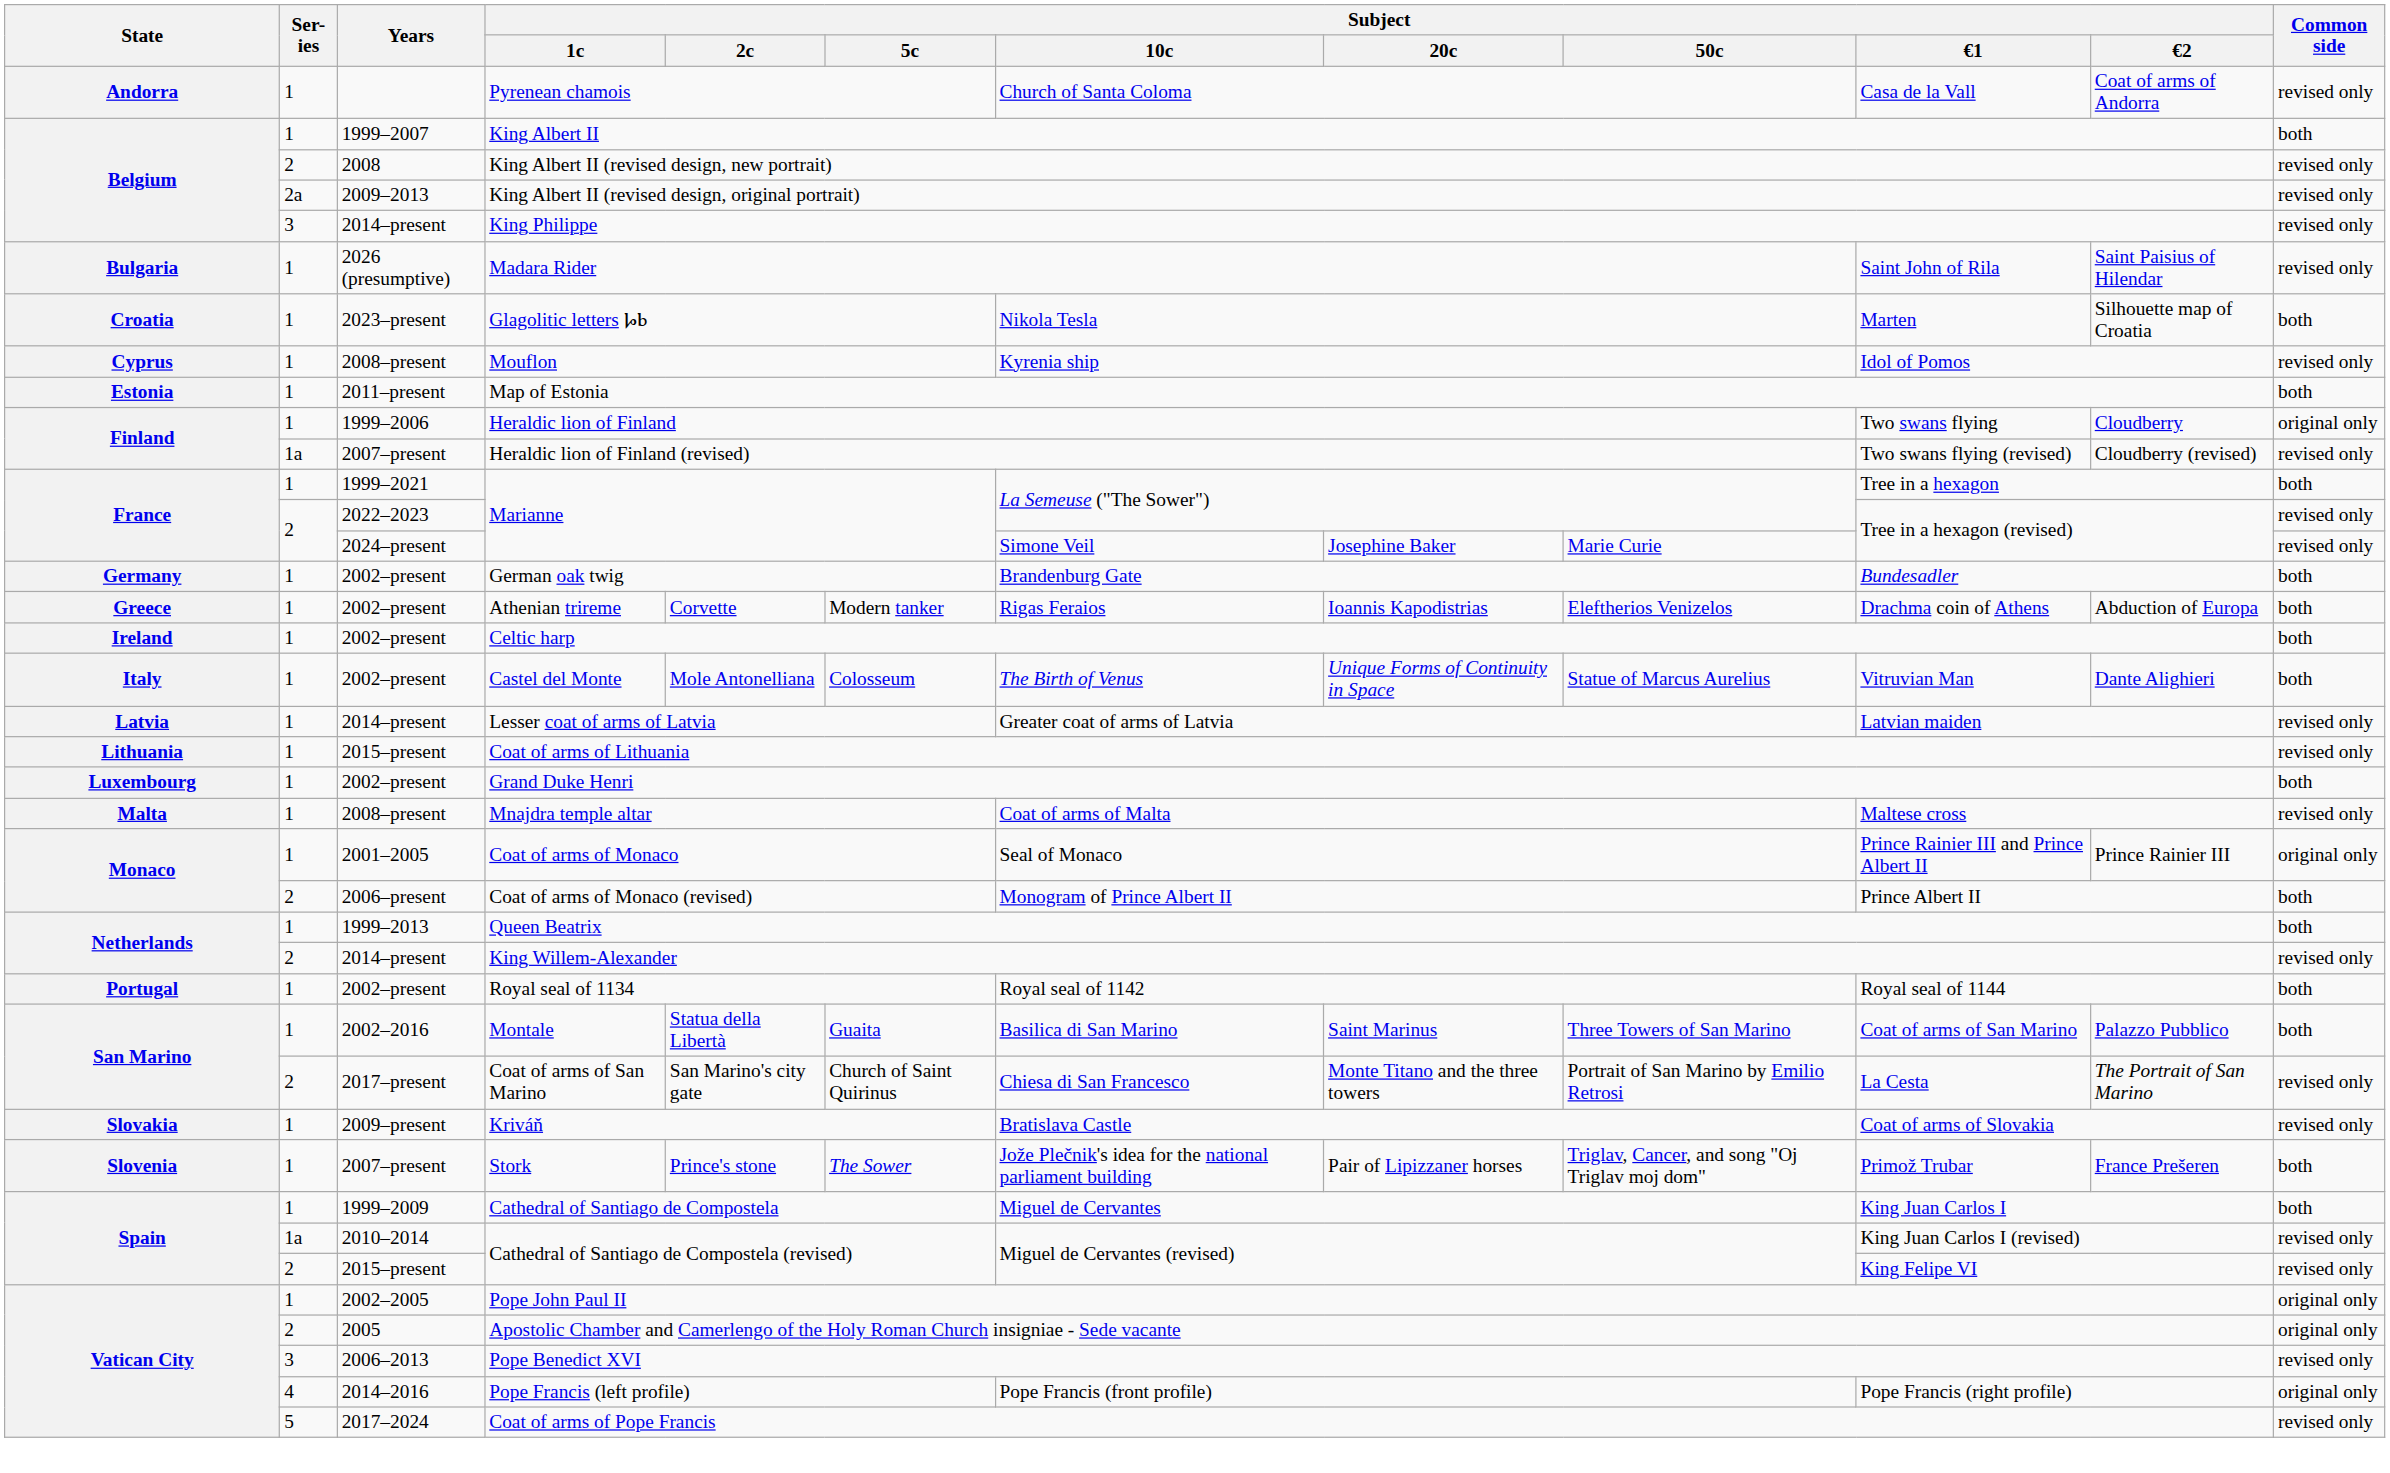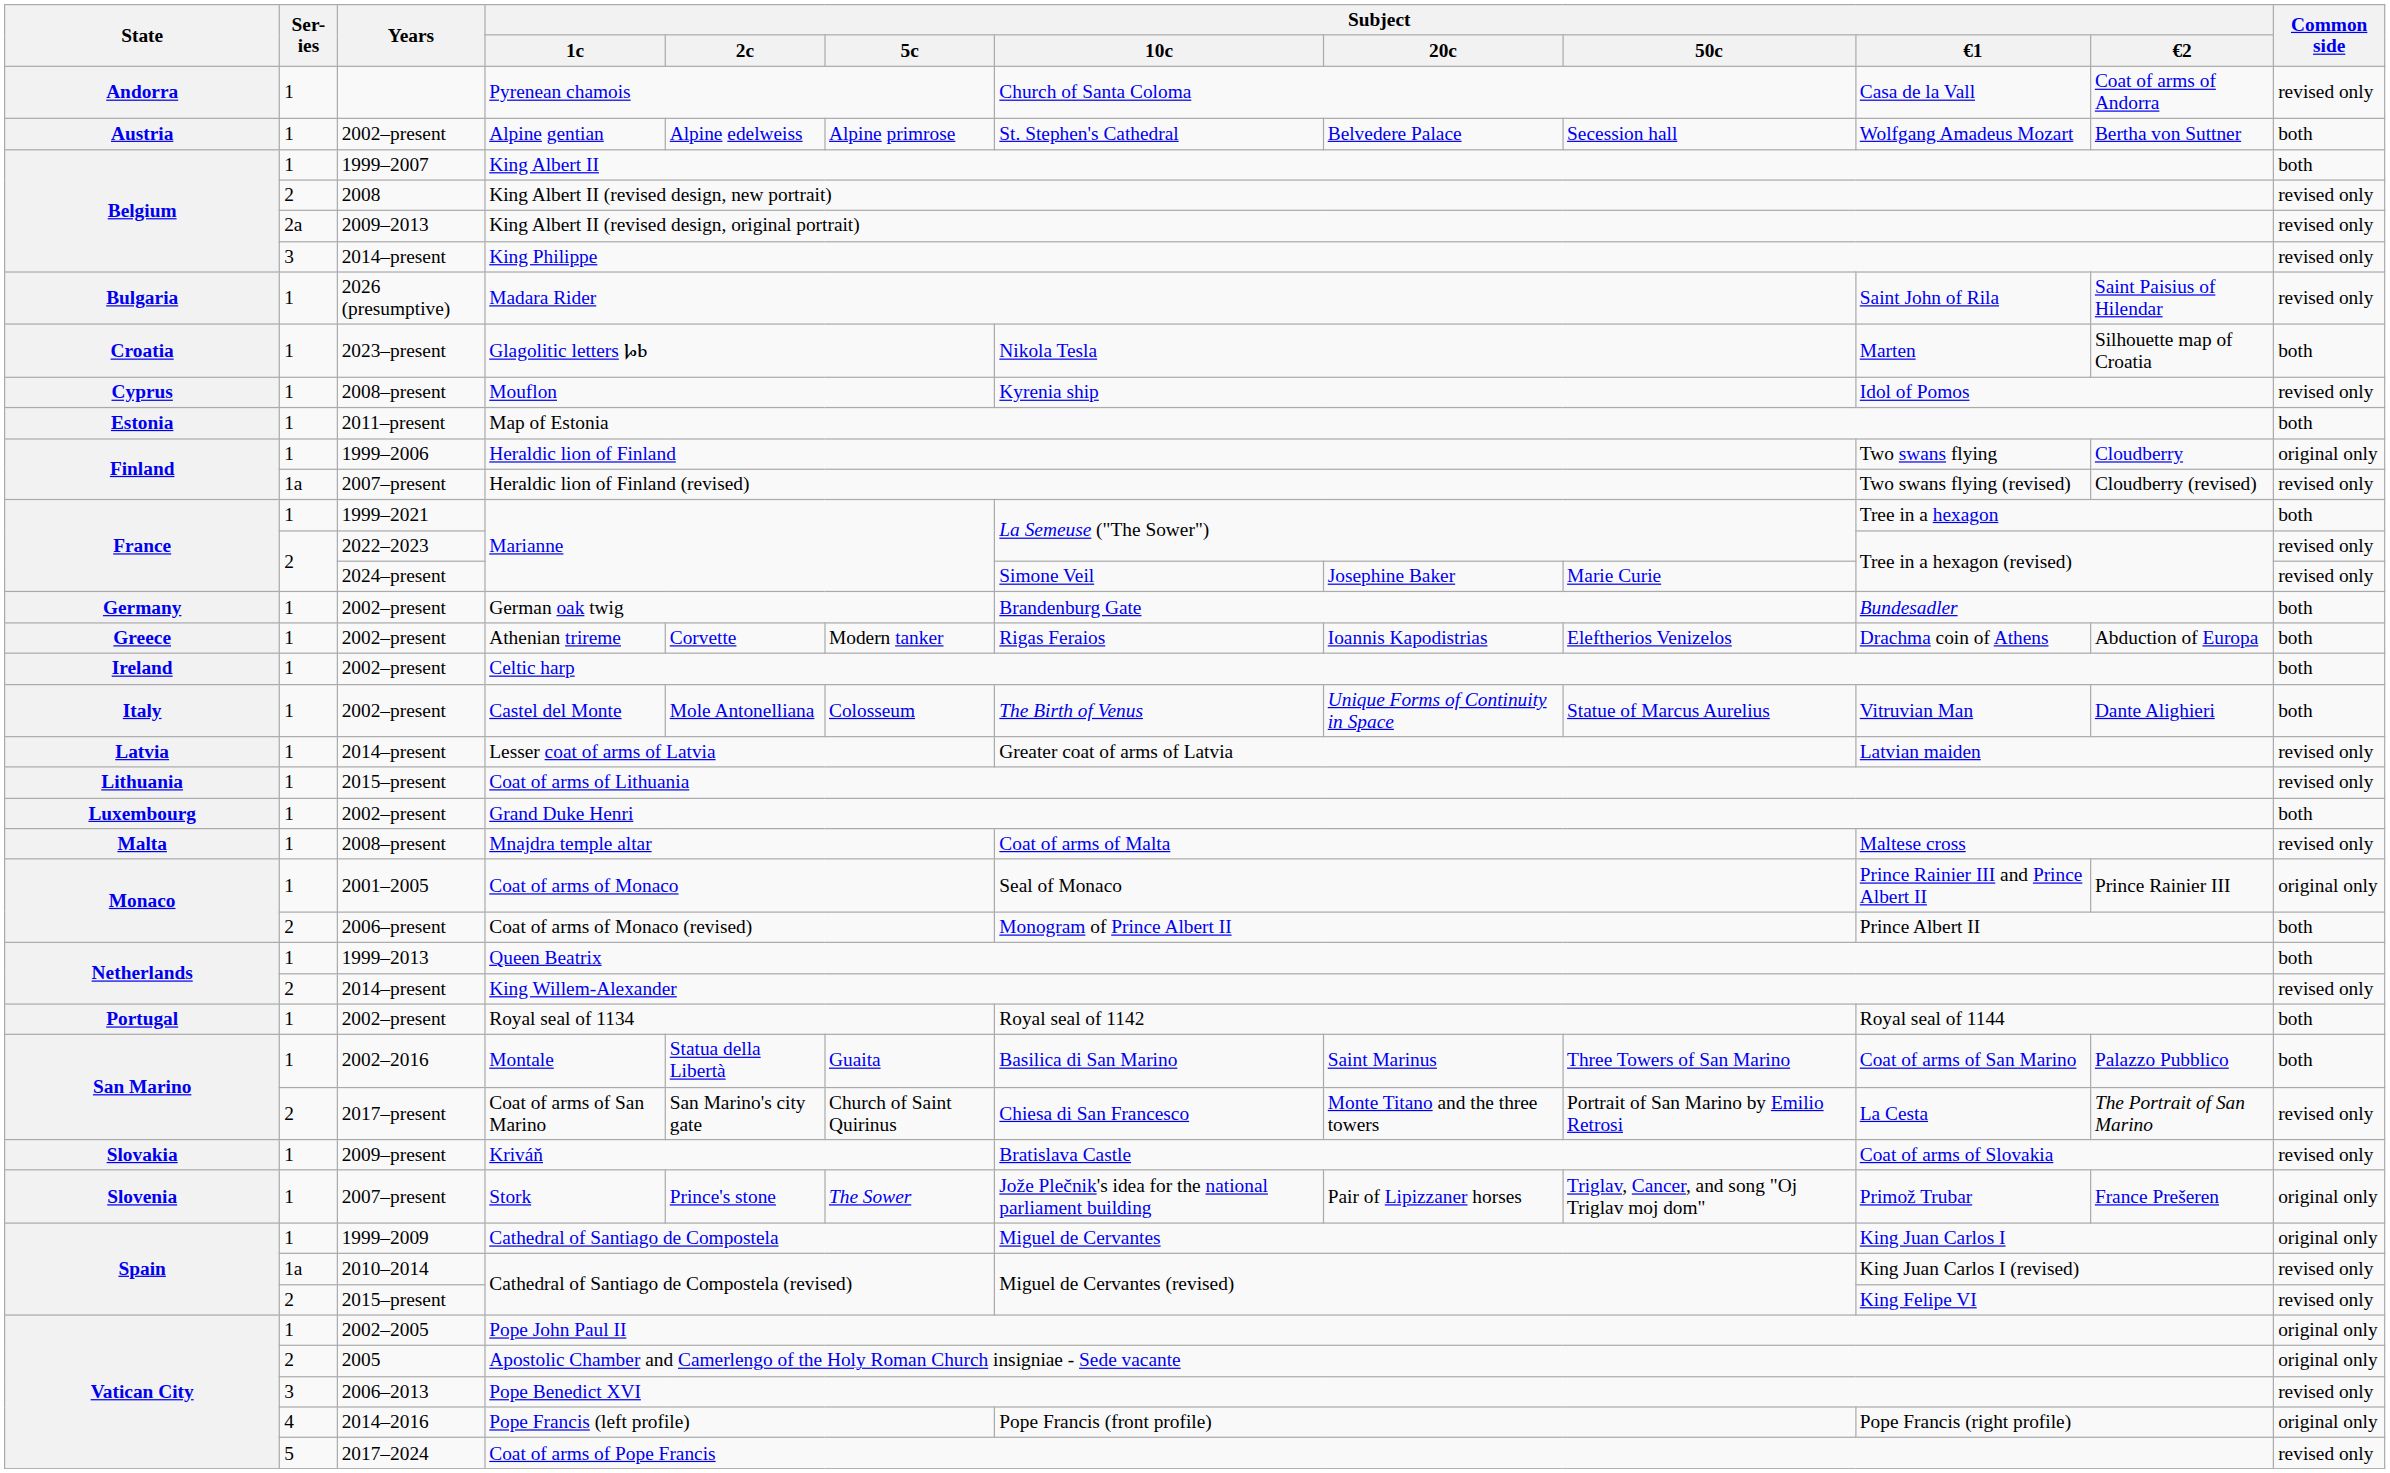+ row: (394, 133)
(2295, 1165) both -> (2328, 1196) original only
(2295, 1207) both -> (2328, 1238) original only
